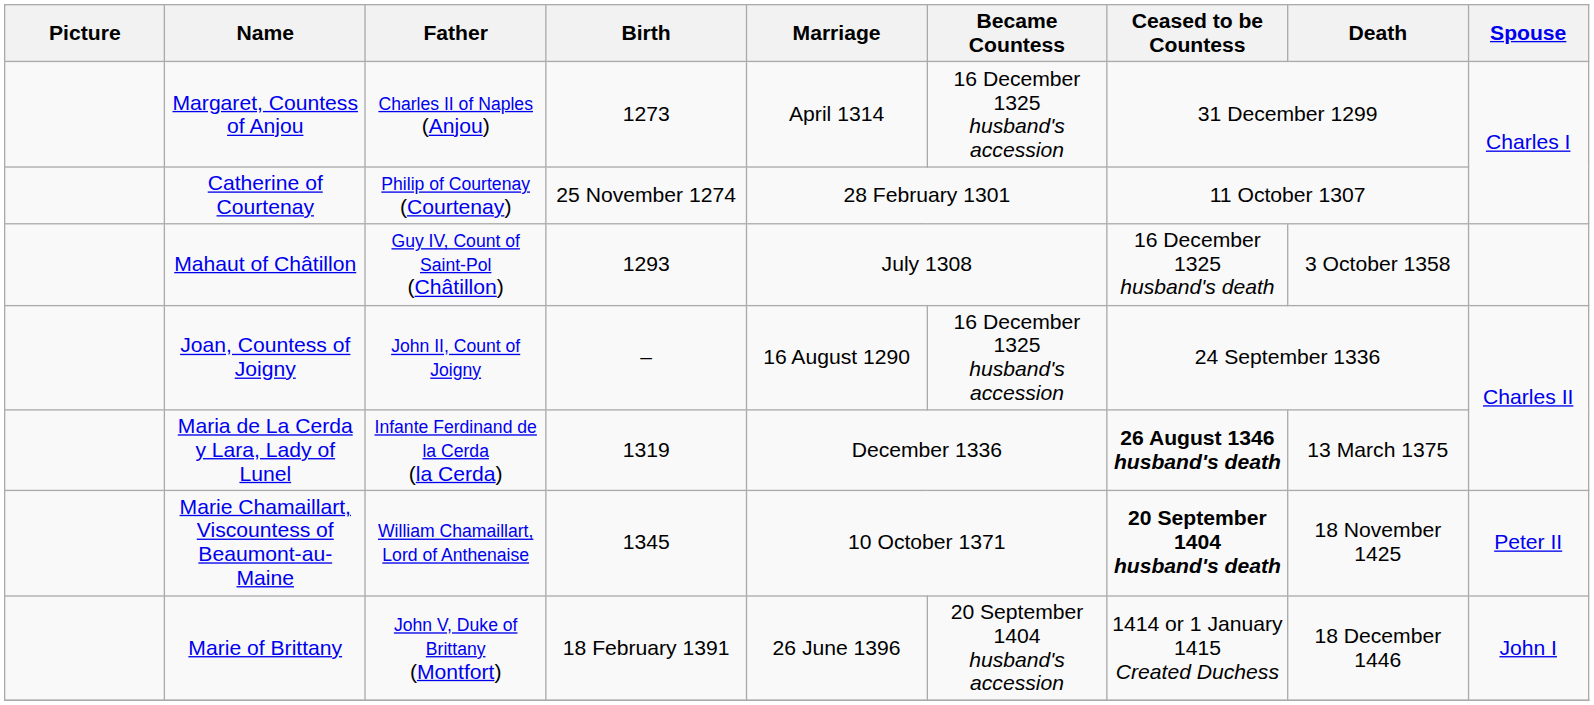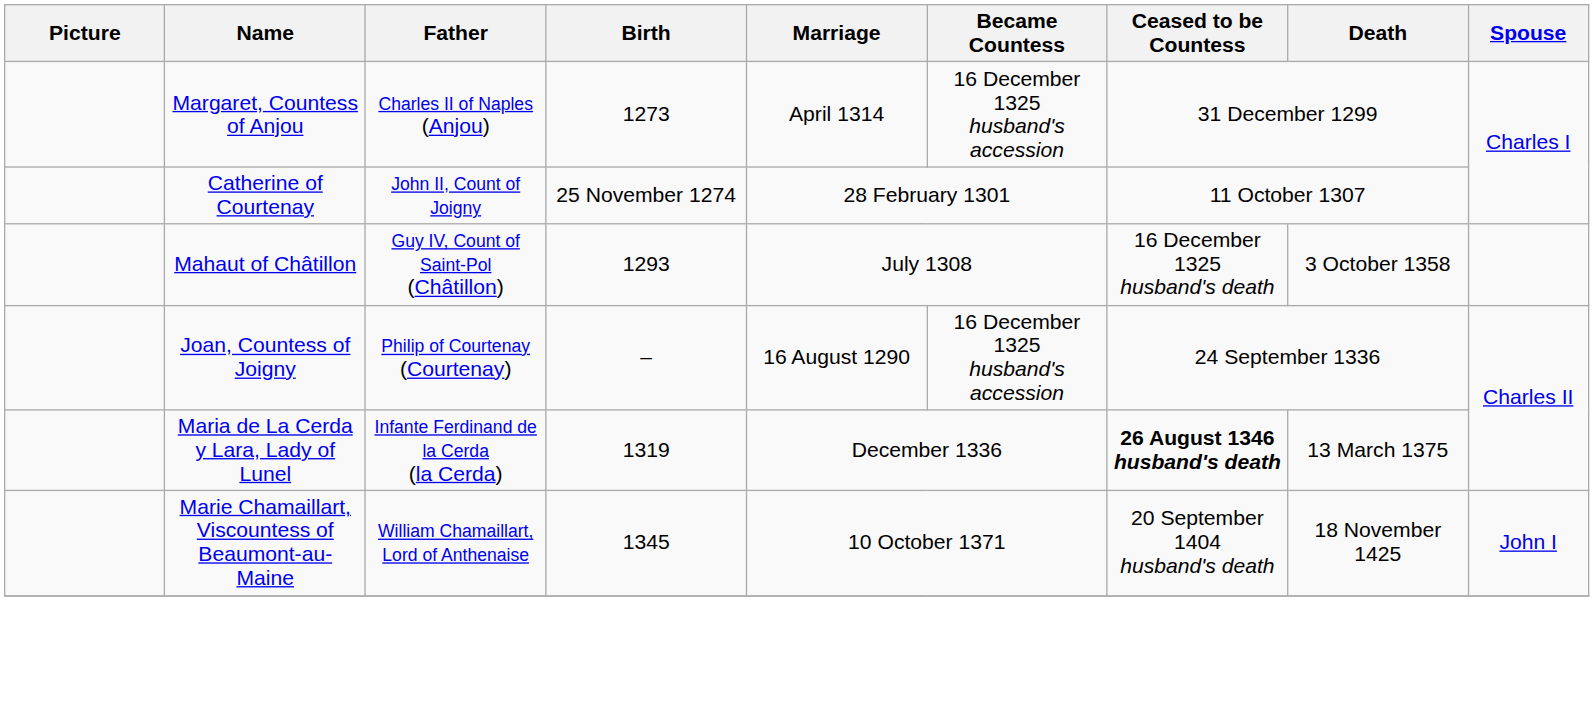(456, 196) Philip of Courtenay (Courtenay) -> (456, 196) John II, Count of Joigny
(456, 358) John II, Count of Joigny -> (456, 358) Philip of Courtenay (Courtenay)
(1197, 542) bold -> (1197, 542) normal
(1528, 542) Peter II -> (1528, 542) John I
- row: (265, 647)
